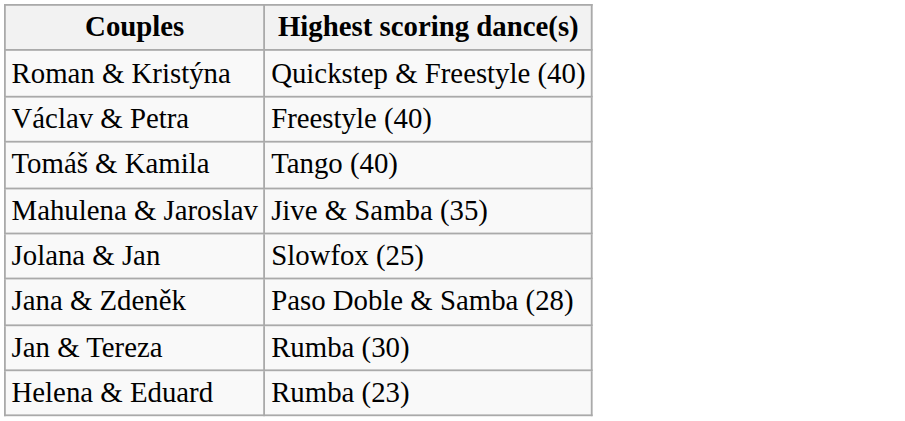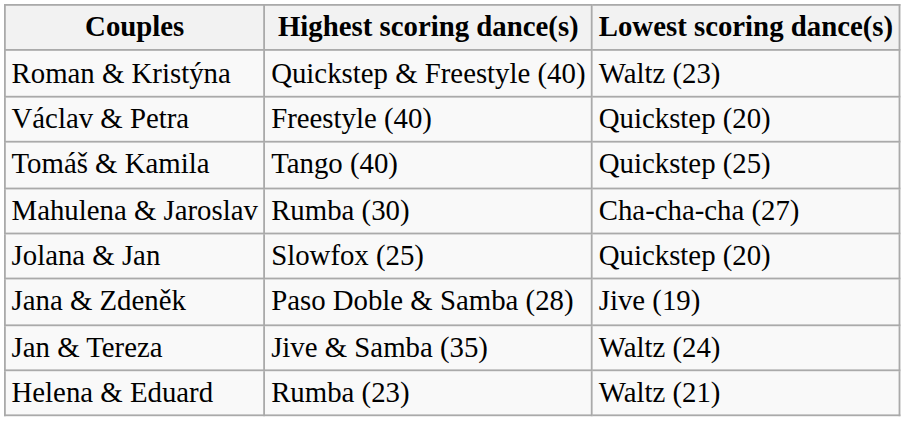+ column: (746, 27)
(380, 210) Jive & Samba (35) -> (340, 210) Rumba (30)
(340, 347) Rumba (30) -> (380, 347) Jive & Samba (35)
